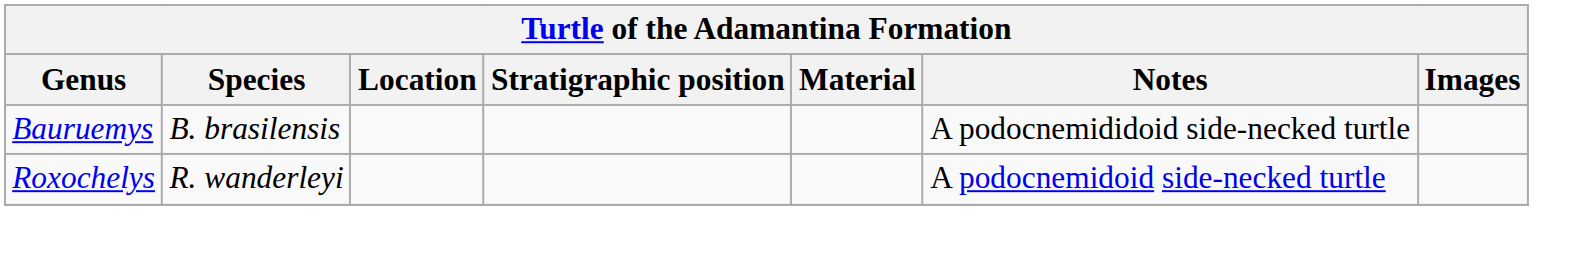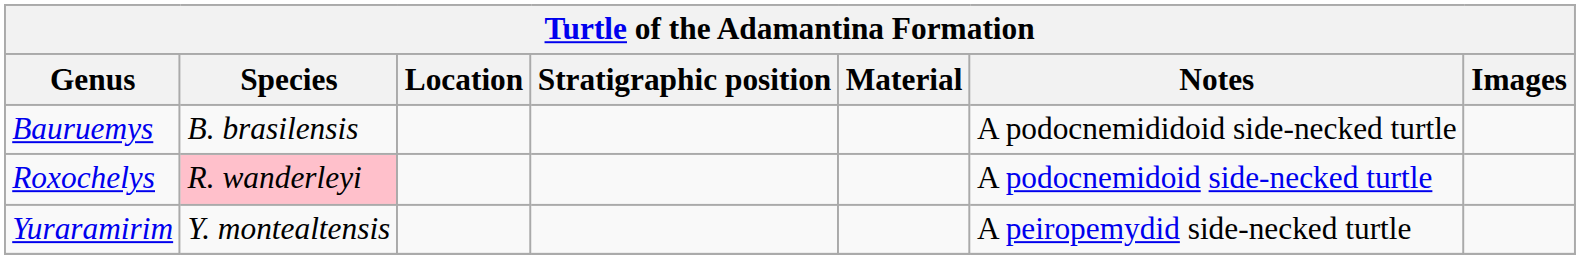(257, 178) no background -> (275, 178) pink background
+ row: (93, 228)
